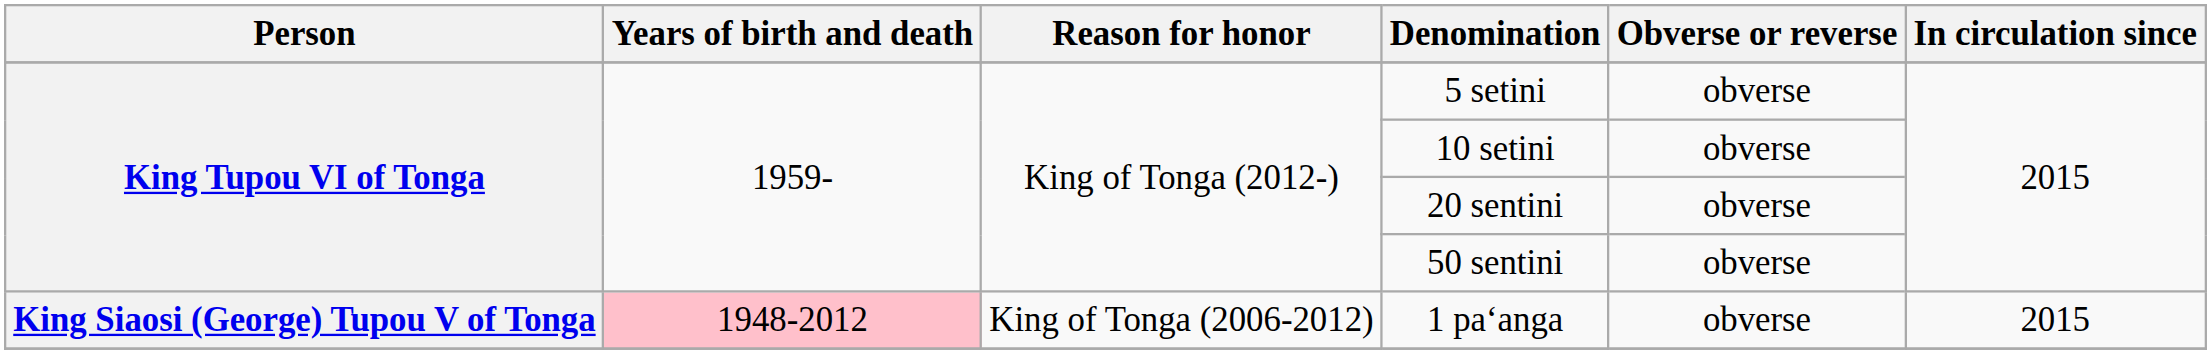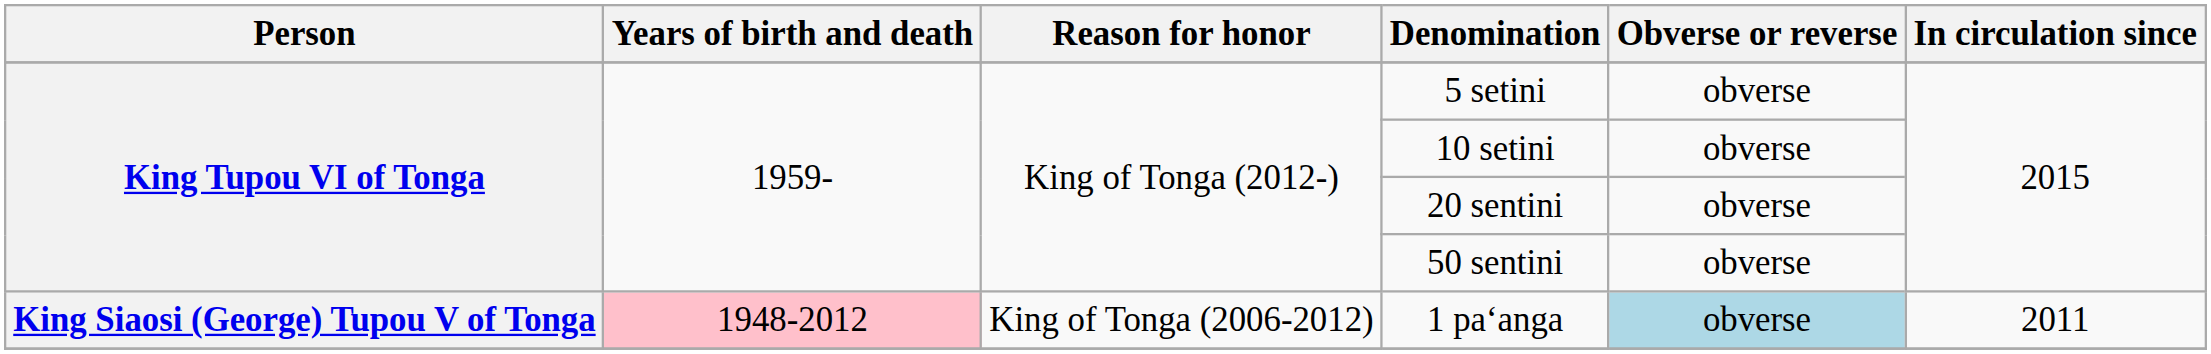(1757, 320) no background -> (1757, 320) lightblue background
(2055, 320) 2015 -> (2055, 320) 2011
